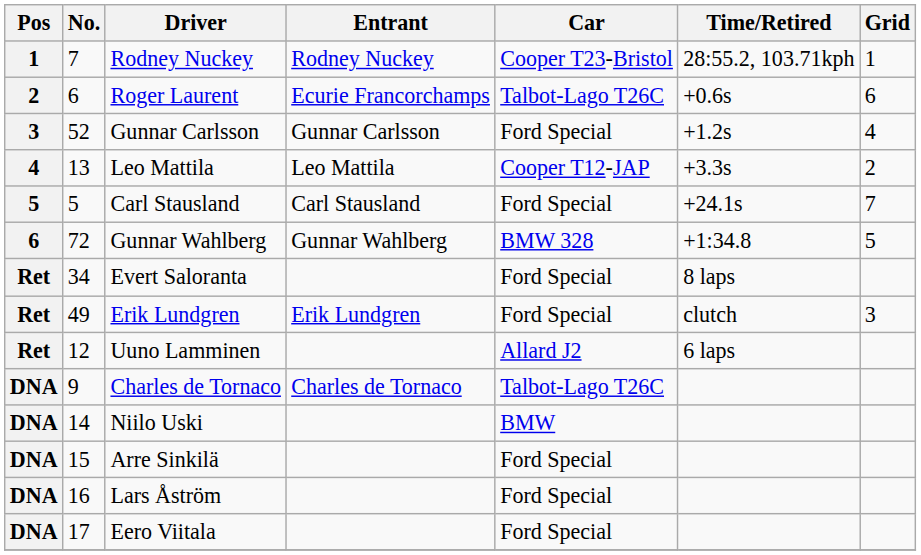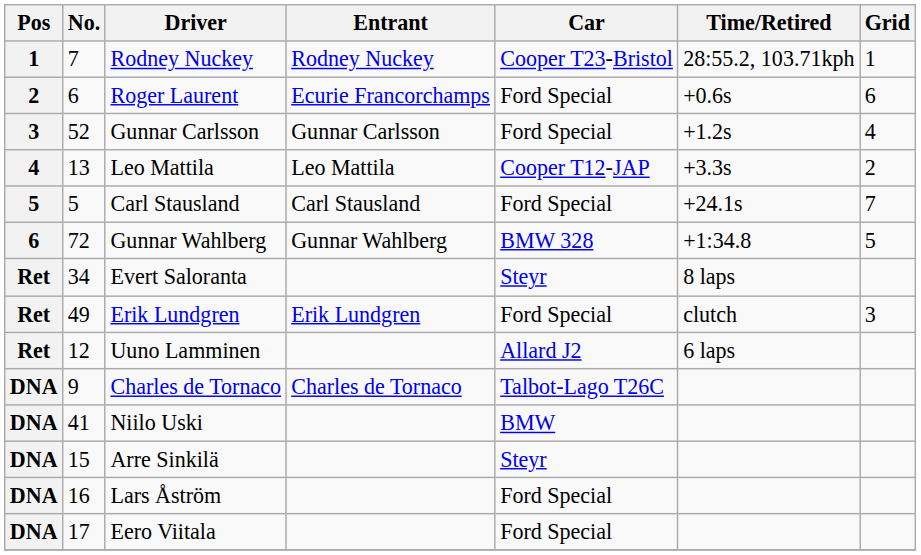(582, 95) Talbot-Lago T26C -> (556, 95) Ford Special
(556, 277) Ford Special -> (523, 277) Steyr
(79, 422) 14 -> (79, 422) 41
(556, 458) Ford Special -> (523, 458) Steyr
